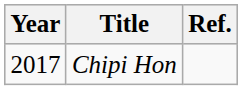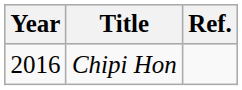(35, 63) 2017 -> (35, 63) 2016
